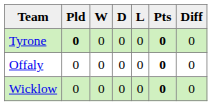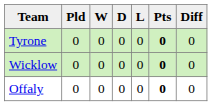(76, 40) bold -> (76, 40) normal
rows swapped: (33, 88) <-> (26, 64)
